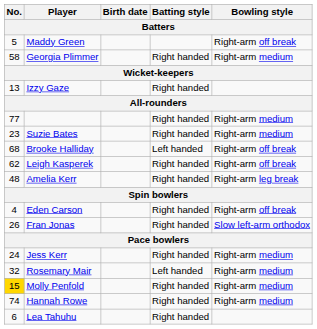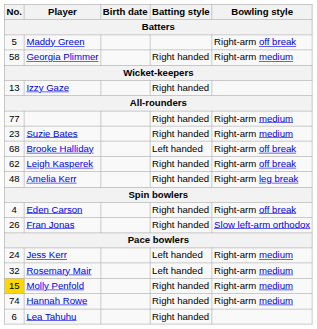(181, 255) Right handed -> (177, 255) Left handed
